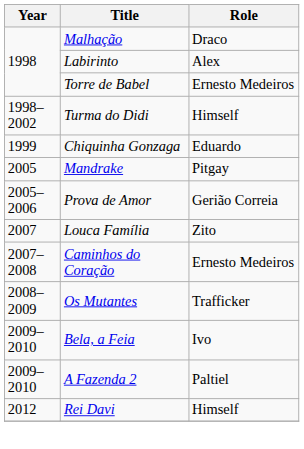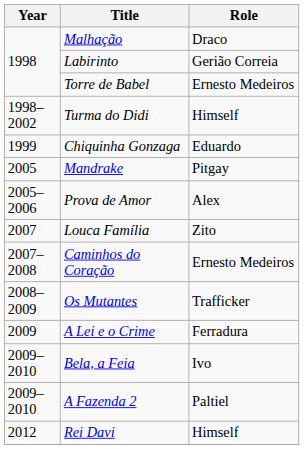(206, 61) Alex -> (235, 61) Gerião Correia
(235, 200) Gerião Correia -> (206, 200) Alex
+ row: (109, 331)
